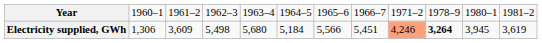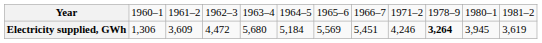(217, 30) 5,498 -> (217, 30) 4,472
(329, 30) 5,566 -> (329, 30) 5,569
(403, 30) lightsalmon background -> (403, 30) no background
